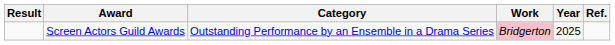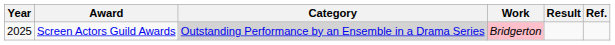columns swapped: (568, 13) <-> (24, 13)
(342, 31) no background -> (333, 31) lightgrey background
